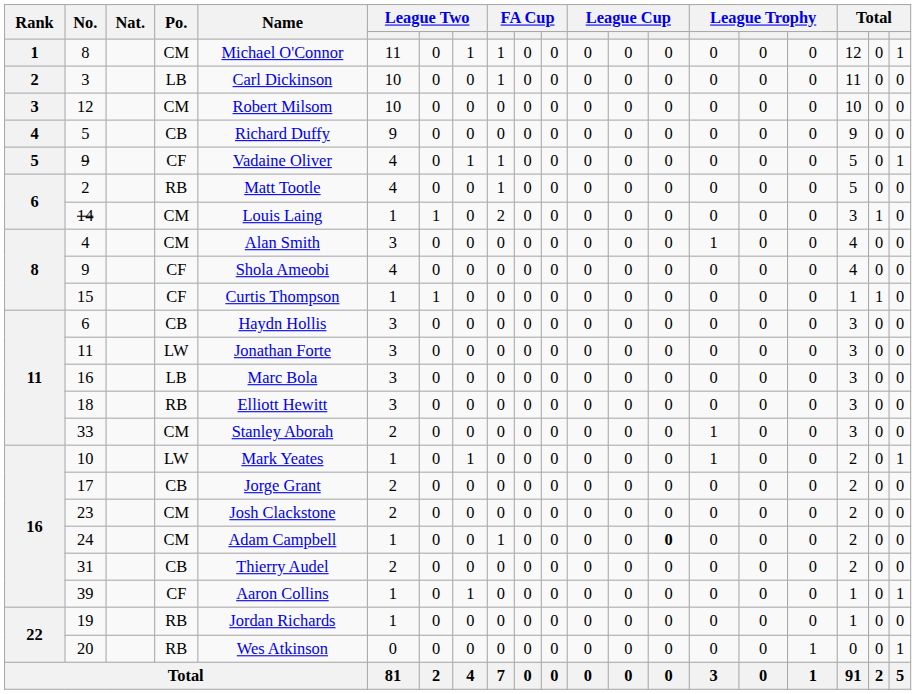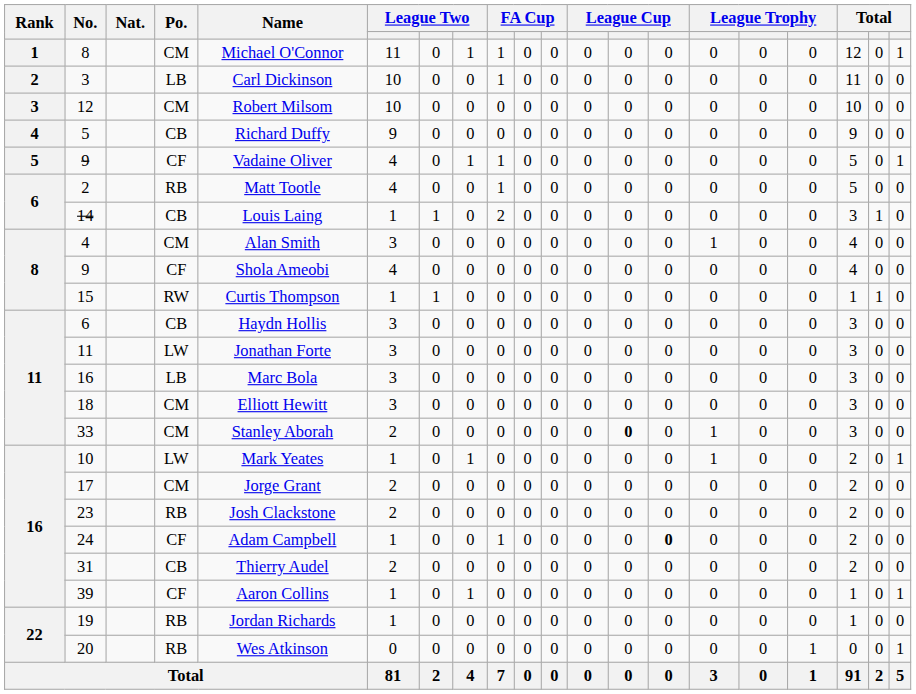(176, 215) CM -> (176, 215) CB
(176, 296) CF -> (176, 296) RW
(176, 404) RB -> (176, 404) CM
(628, 431) normal -> (628, 431) bold
(176, 485) CB -> (176, 485) CM
(176, 513) CM -> (176, 513) RB
(176, 540) CM -> (176, 540) CF
